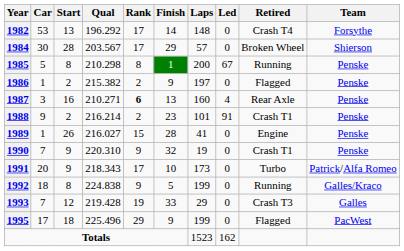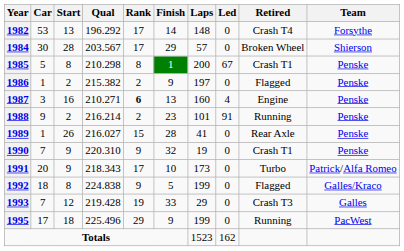(273, 64) Running -> (273, 64) Crash T1
(273, 99) Rear Axle -> (273, 99) Engine
(273, 116) Crash T1 -> (273, 116) Running
(273, 133) Engine -> (273, 133) Rear Axle
(273, 185) Running -> (273, 185) Flagged
(273, 220) Flagged -> (273, 220) Running
